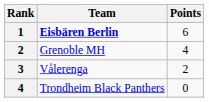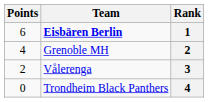columns swapped: (21, 13) <-> (185, 13)
